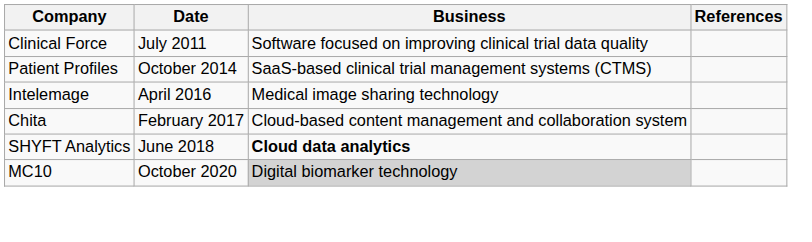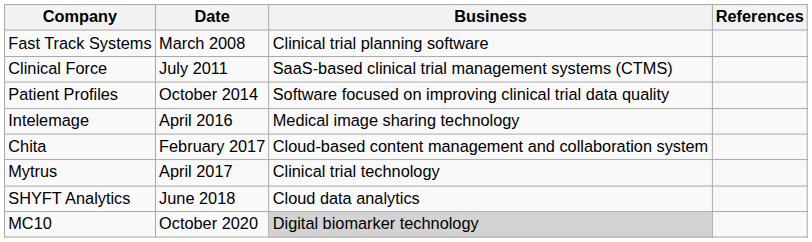+ row: (80, 43)
(450, 43) Software focused on improving clinical trial data quality -> (473, 69) SaaS-based clinical trial management systems (CTMS)
(452, 69) SaaS-based clinical trial management systems (CTMS) -> (471, 95) Software focused on improving clinical trial data quality
+ row: (33, 172)
(331, 146) bold -> (346, 198) normal
